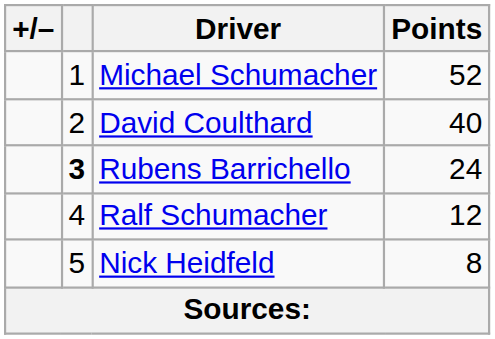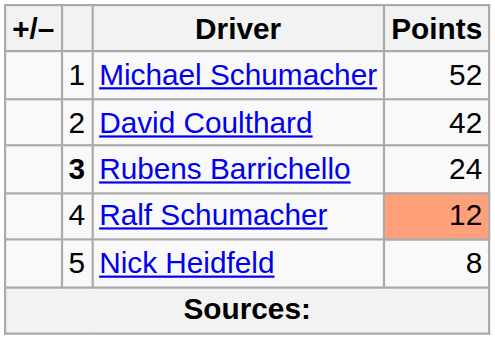(466, 122) 40 -> (466, 122) 42
(466, 216) no background -> (466, 216) lightsalmon background
